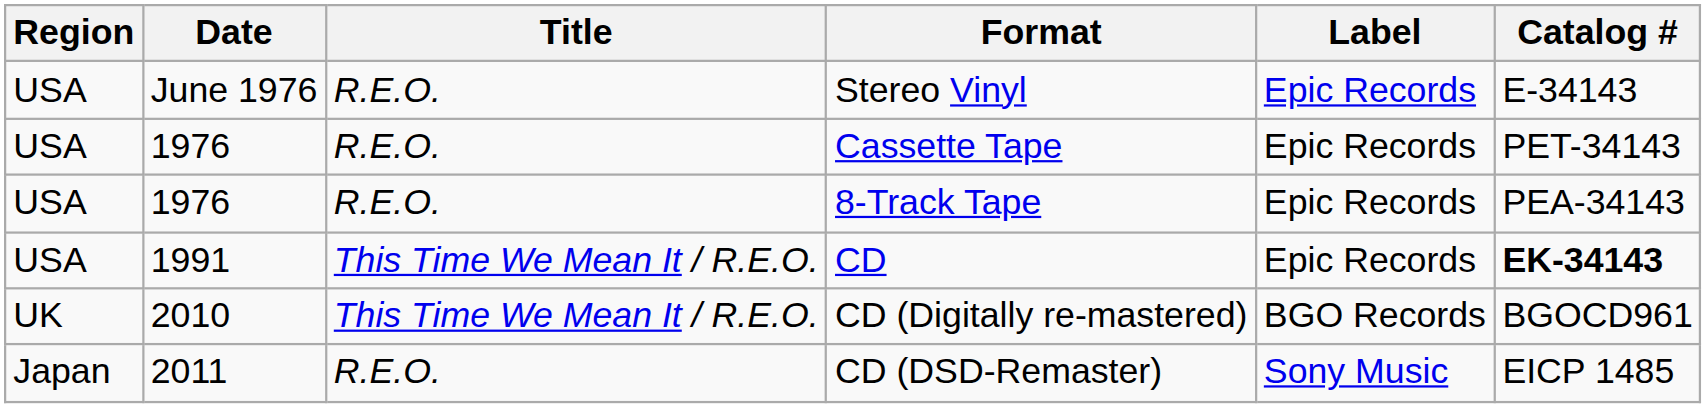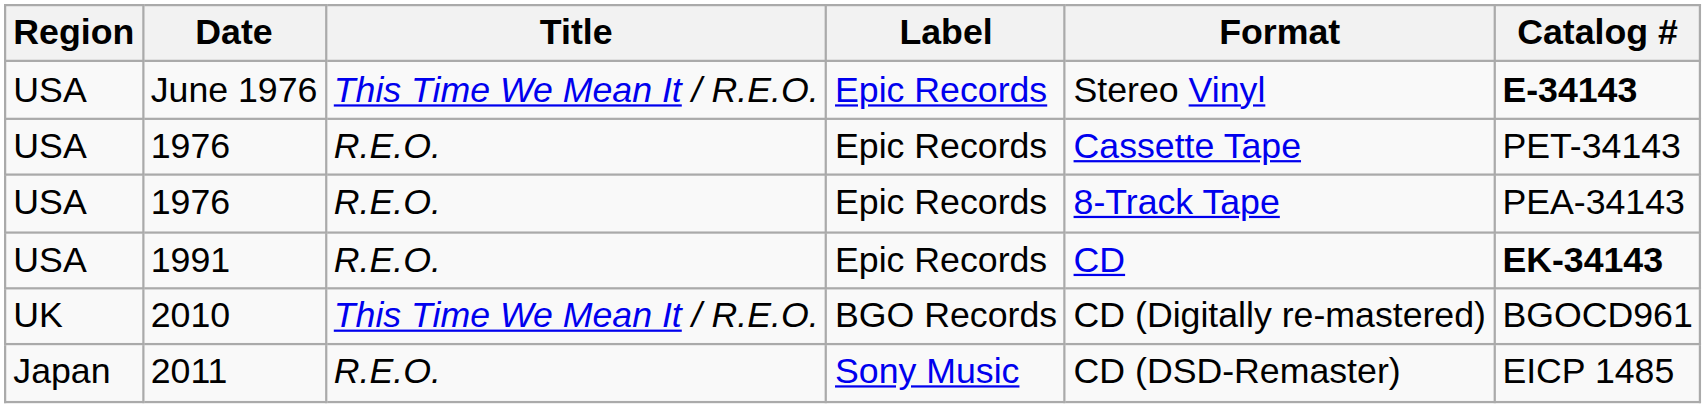columns swapped: (1375, 32) <-> (1041, 32)
(387, 89) R.E.O. -> (576, 89) This Time We Mean It / R.E.O.
(1570, 89) normal -> (1570, 89) bold
(576, 259) This Time We Mean It / R.E.O. -> (387, 259) R.E.O.
